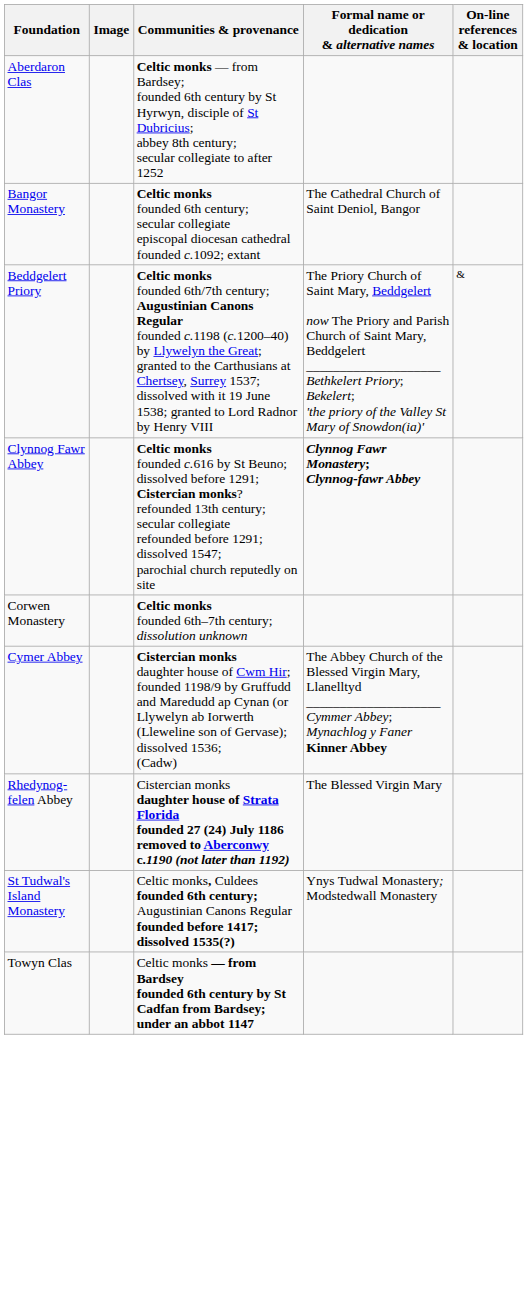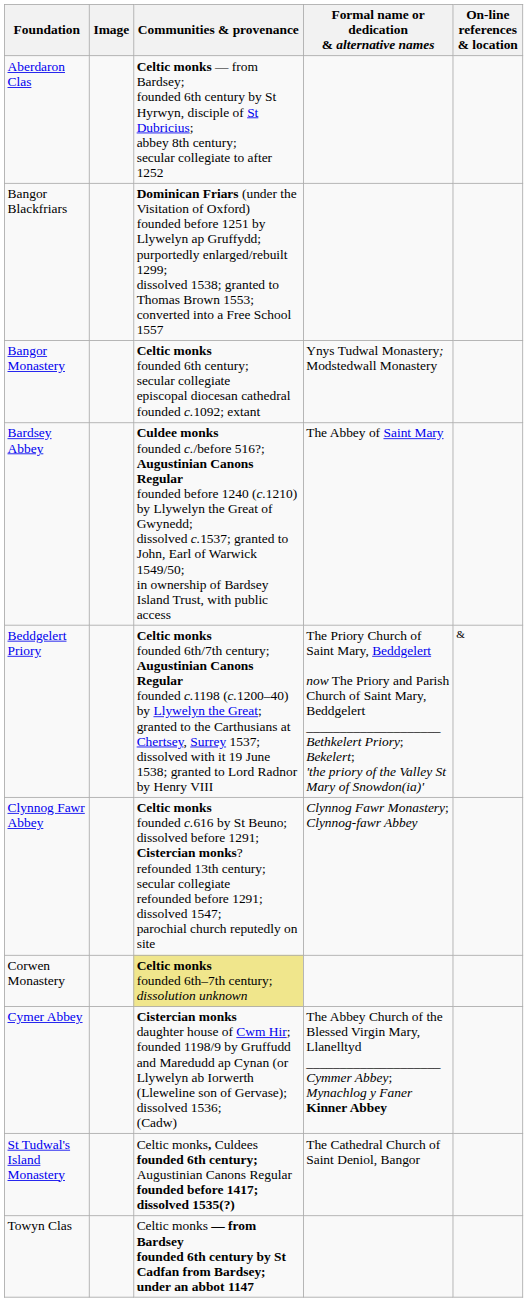+ row: (37, 201)
(373, 201) The Cathedral Church of Saint Deniol, Bangor -> (375, 358) Ynys Tudwal Monastery; Modstedwall Monastery
+ row: (30, 440)
(363, 463) bold -> (377, 815) normal
(205, 620) no background -> (205, 980) khaki background
- row: (40, 791)
(375, 888) Ynys Tudwal Monastery; Modstedwall Monastery -> (373, 1151) The Cathedral Church of Saint Deniol, Bangor
